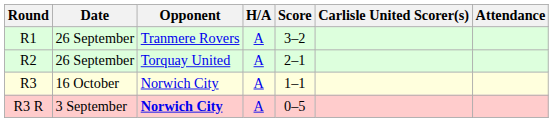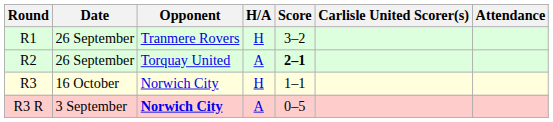(259, 38) A -> (259, 38) H
(295, 60) normal -> (295, 60) bold
(259, 83) A -> (259, 83) H
